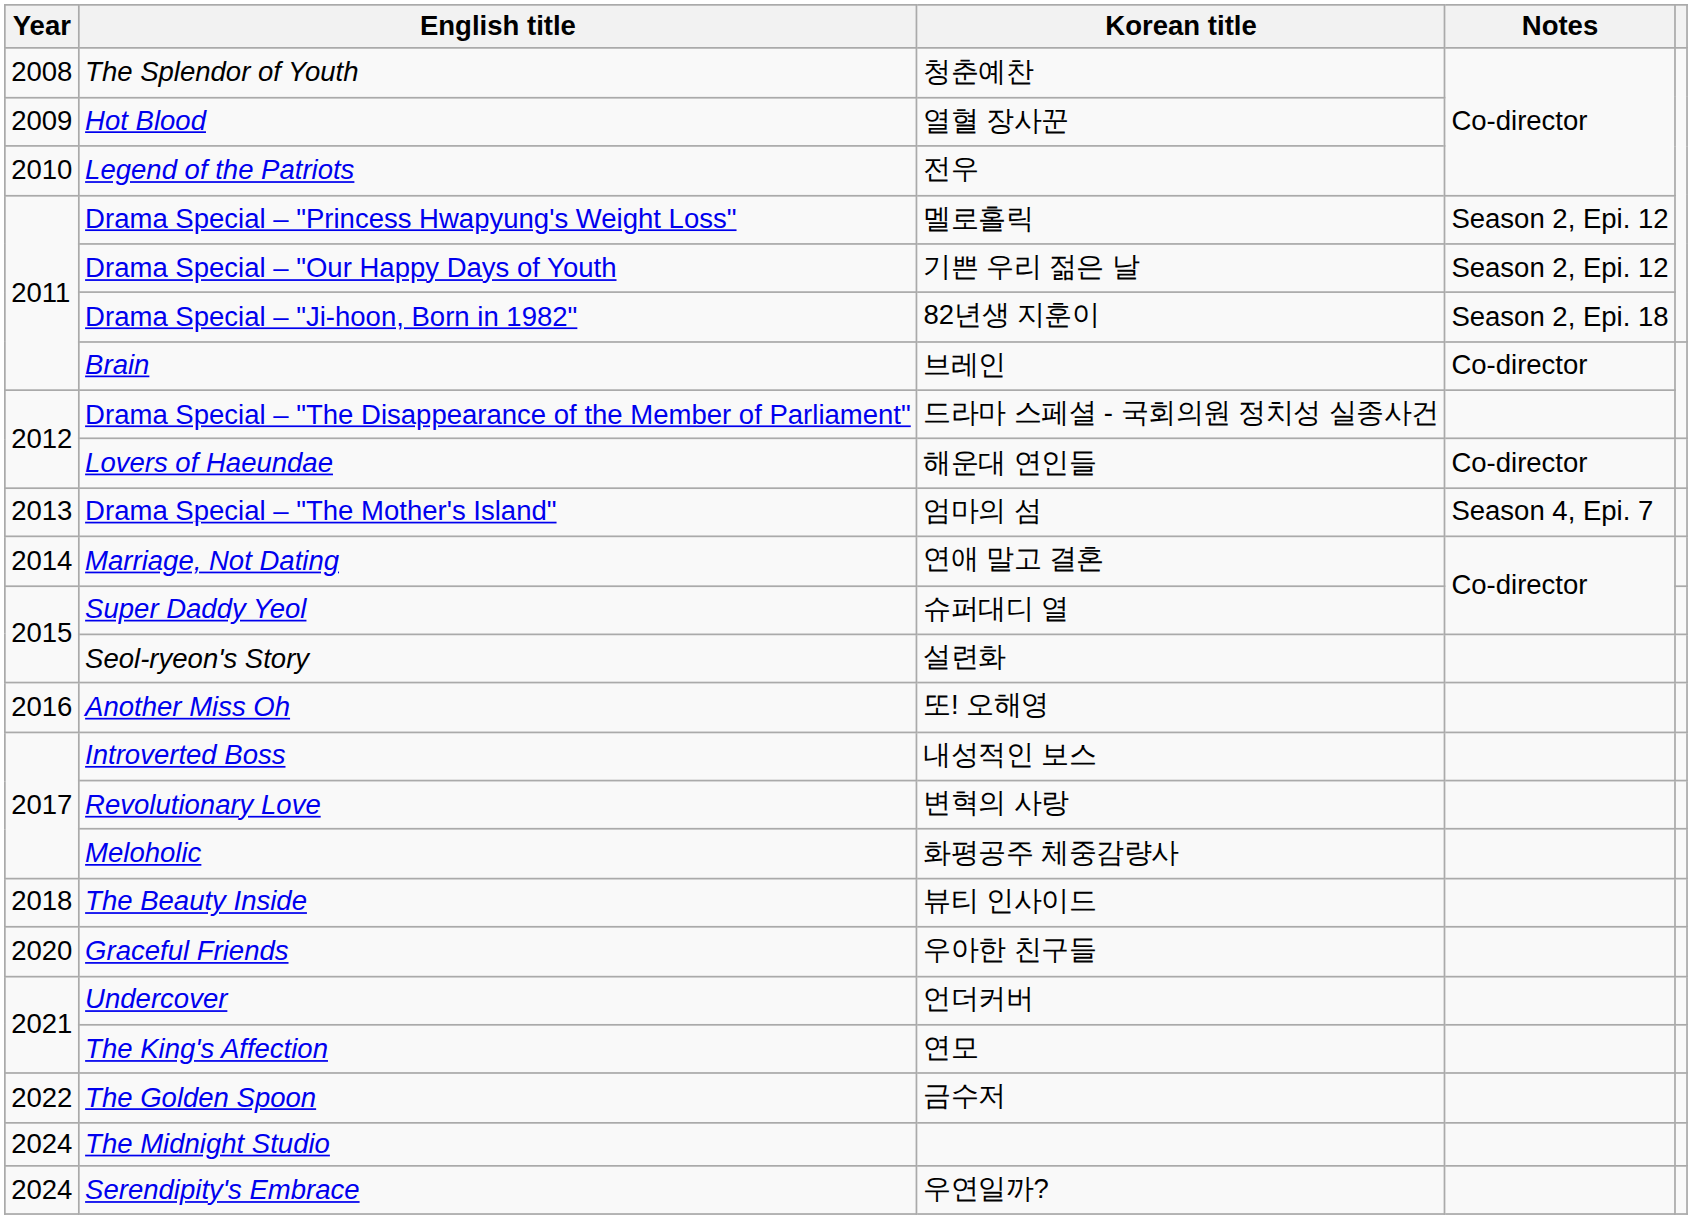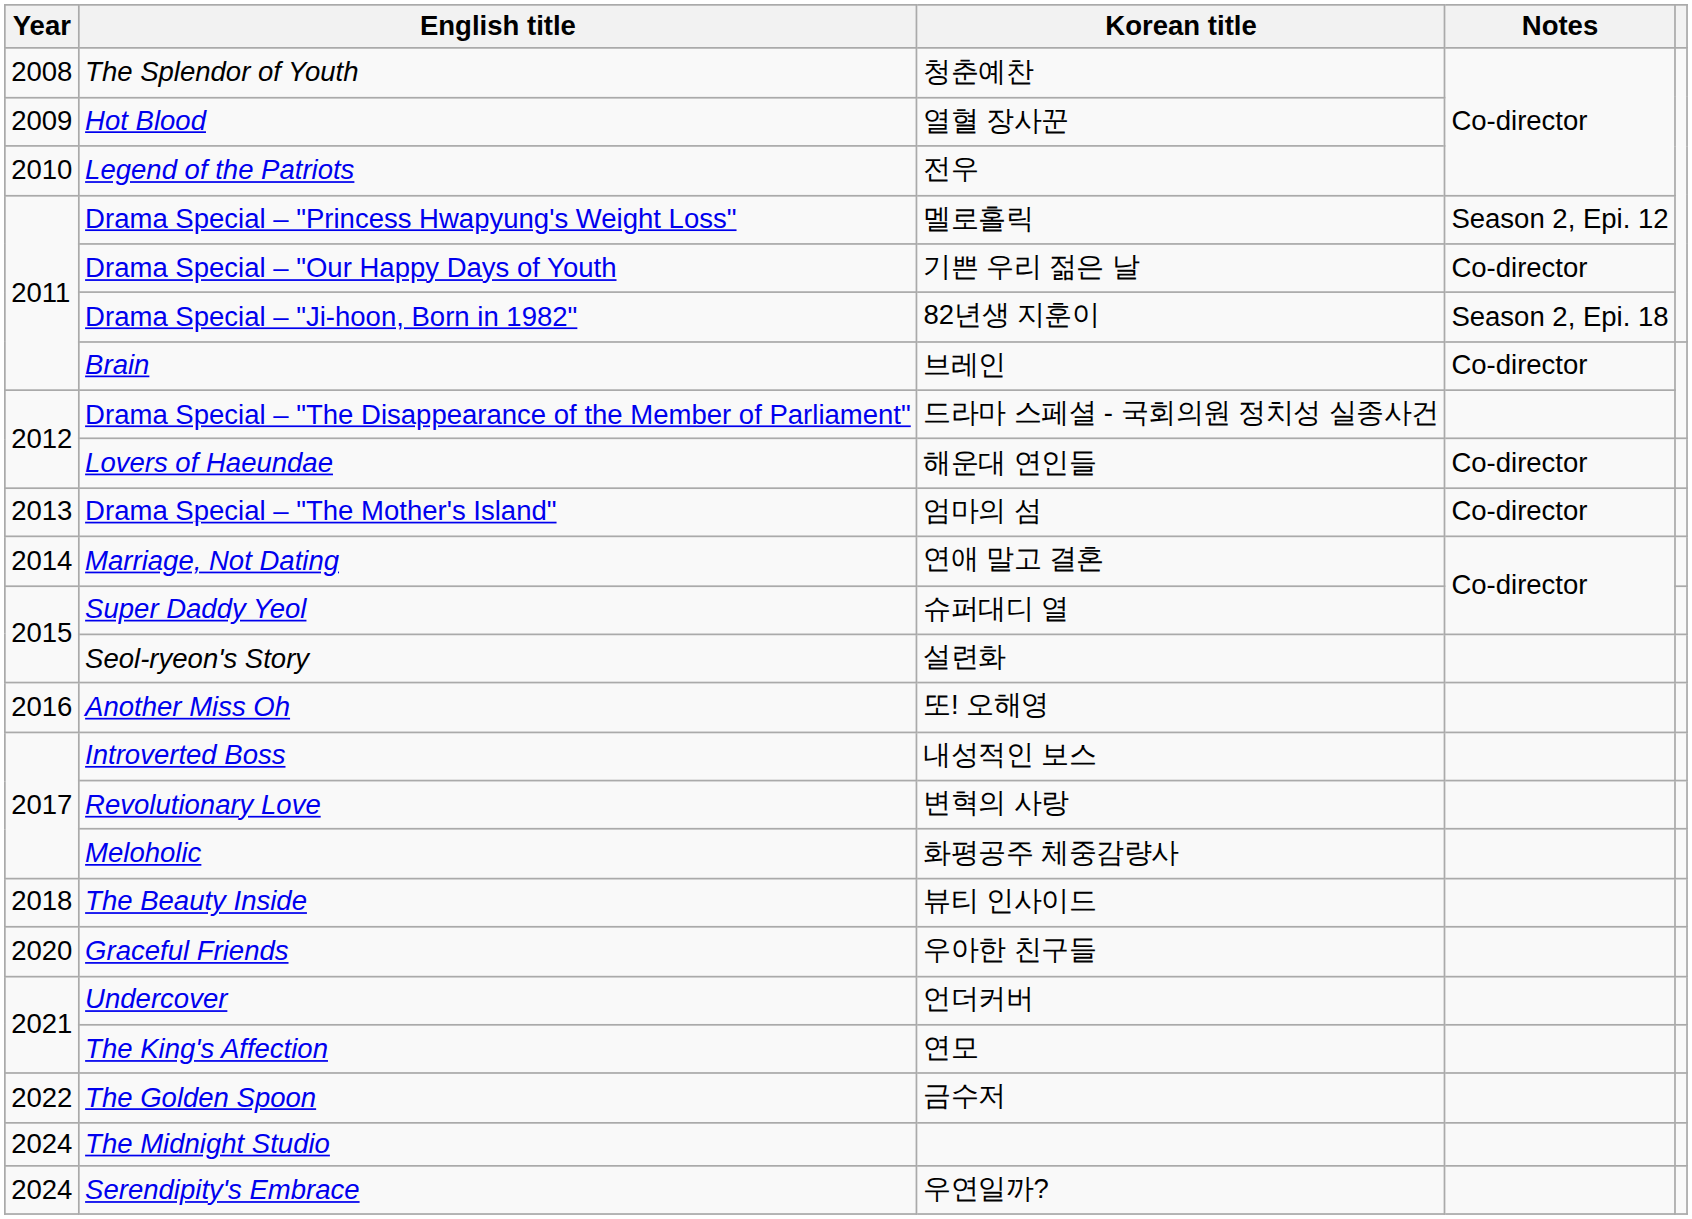(1560, 267) Season 2, Epi. 12 -> (1519, 267) Co-director
(1552, 511) Season 4, Epi. 7 -> (1519, 511) Co-director
